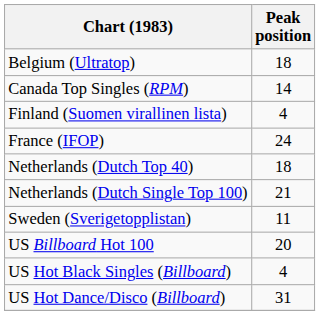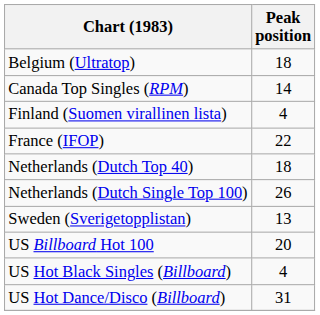(283, 140) 24 -> (283, 140) 22
(283, 192) 21 -> (283, 192) 26
(283, 219) 11 -> (283, 219) 13
